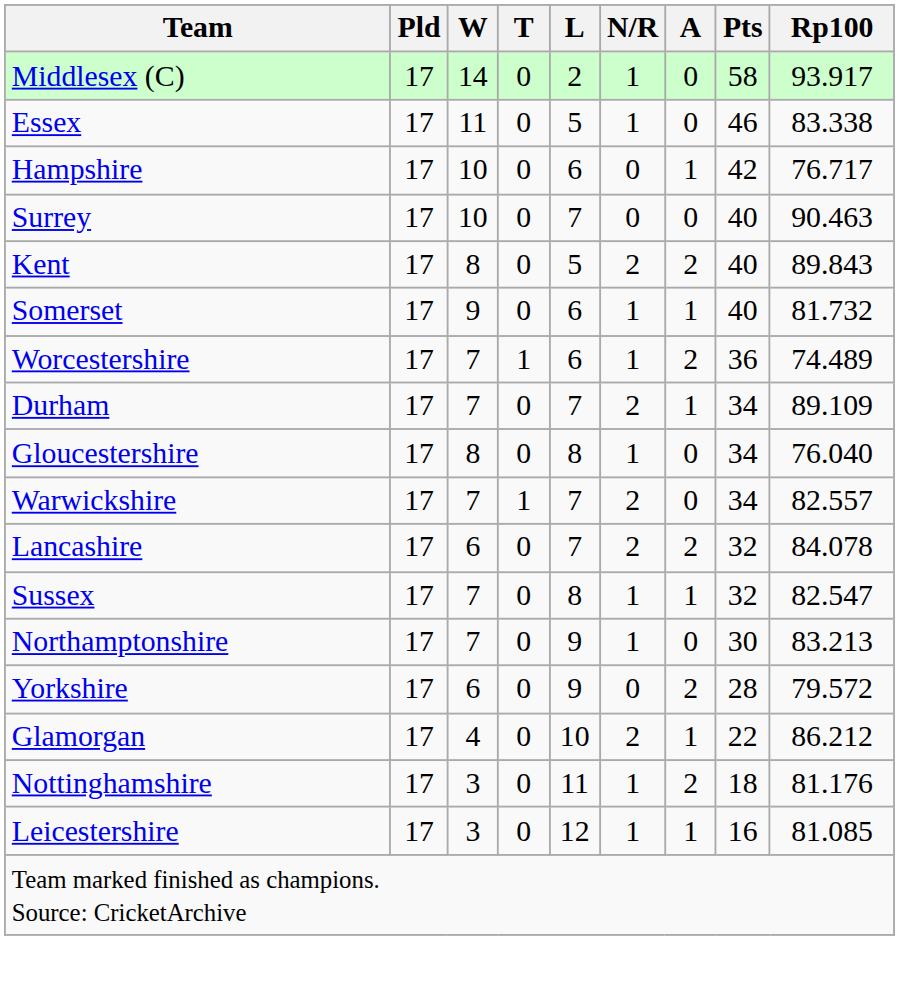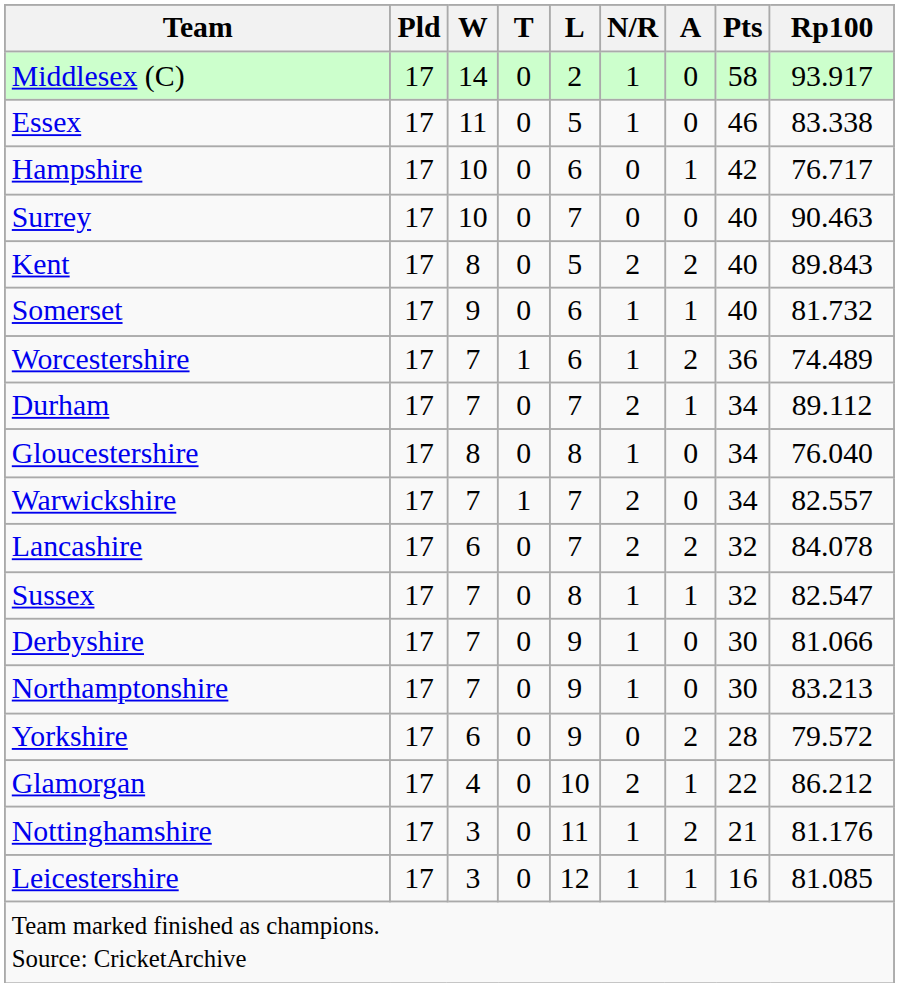(832, 405) 89.109 -> (832, 405) 89.112
+ row: (78, 641)
(743, 783) 18 -> (743, 830) 21
